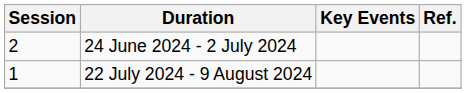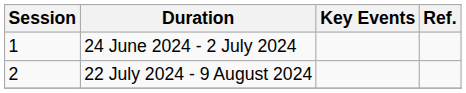(14, 46) 2 -> (14, 46) 1
(14, 74) 1 -> (14, 74) 2
